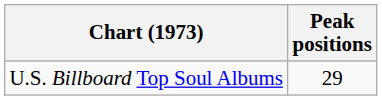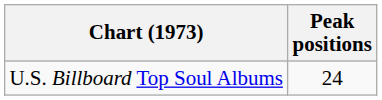(332, 77) 29 -> (332, 77) 24
